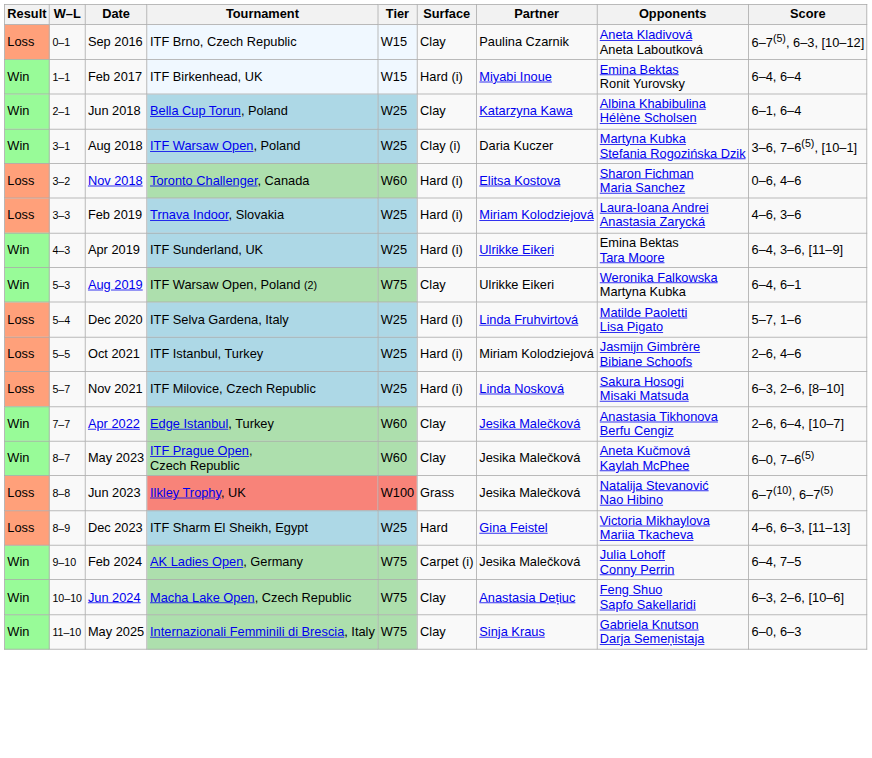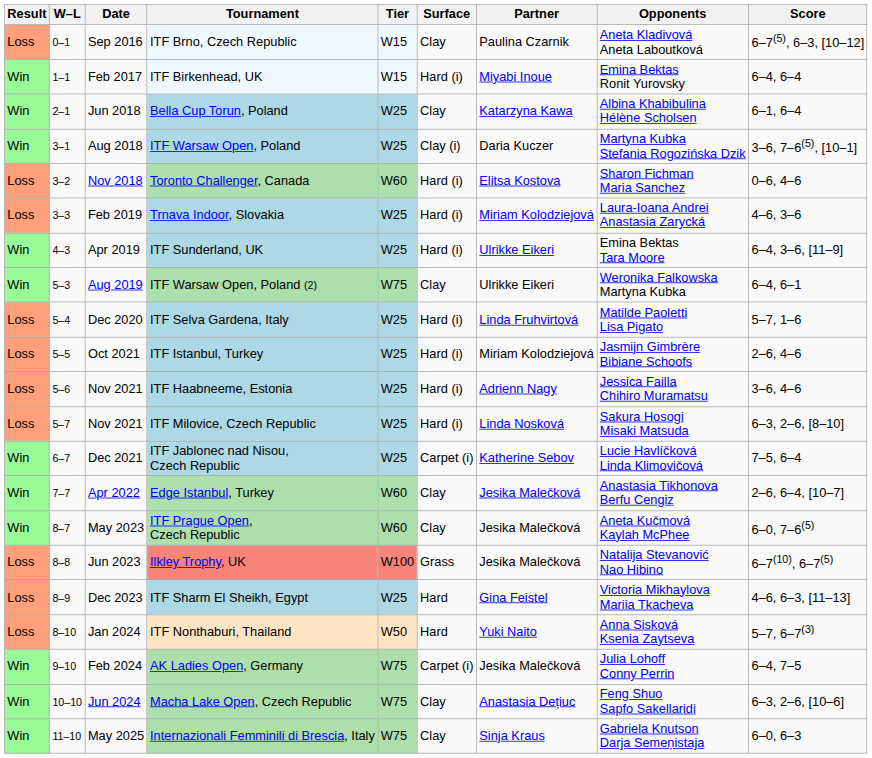+ row: (221, 389)
+ row: (219, 458)
+ row: (221, 632)
